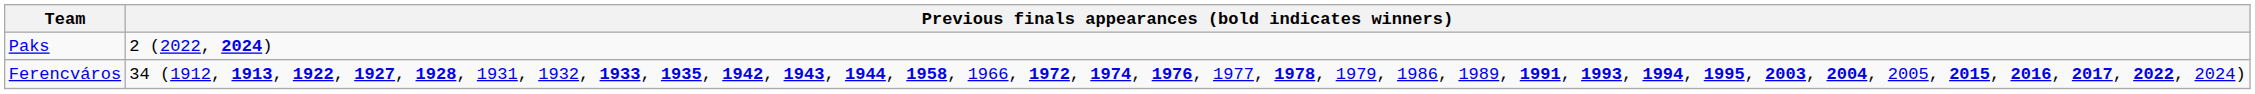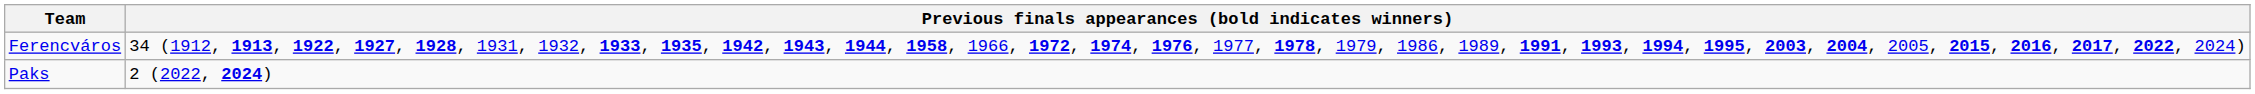rows swapped: (65, 74) <-> (29, 46)
